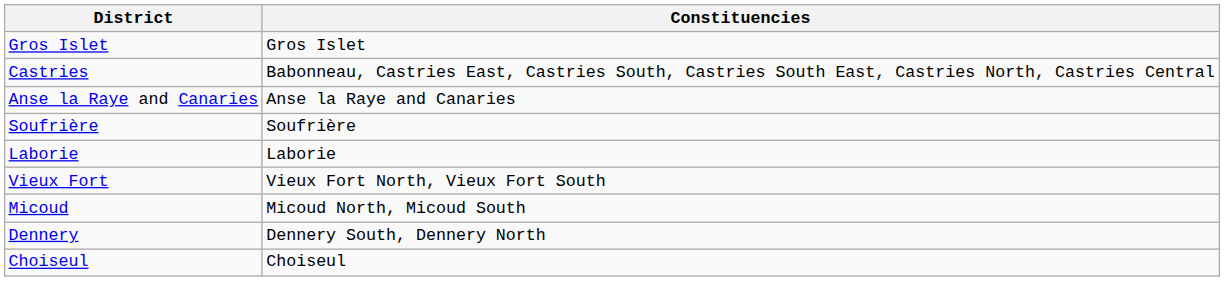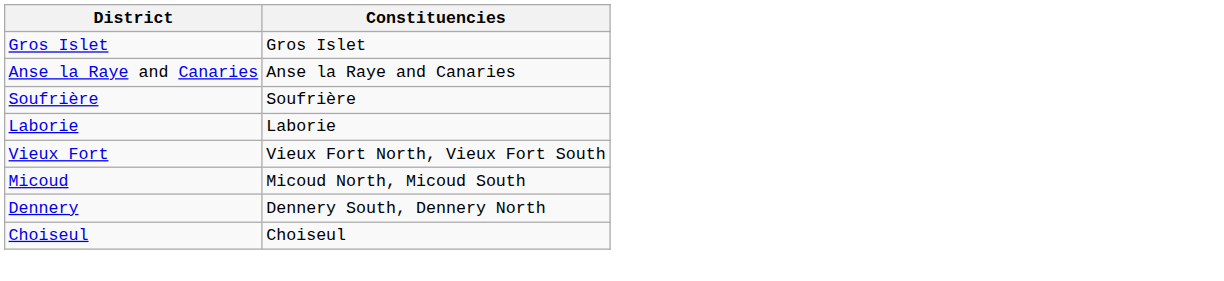- row: (49, 72)
